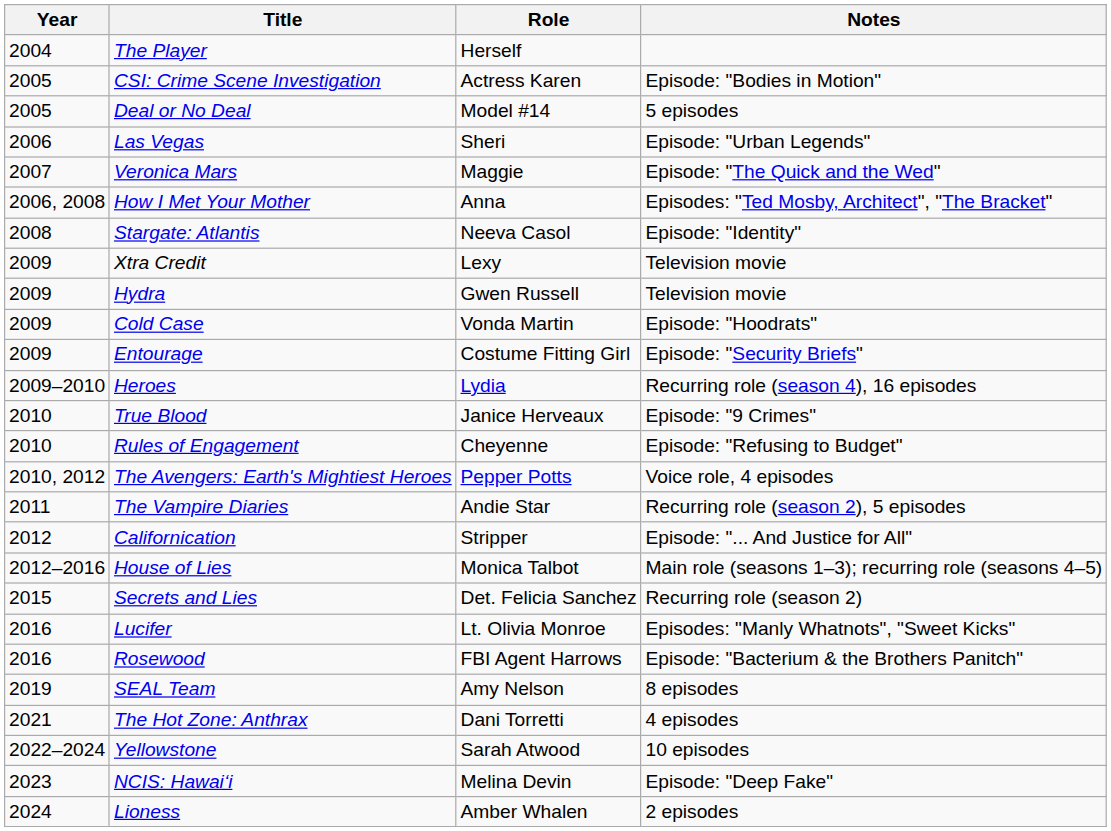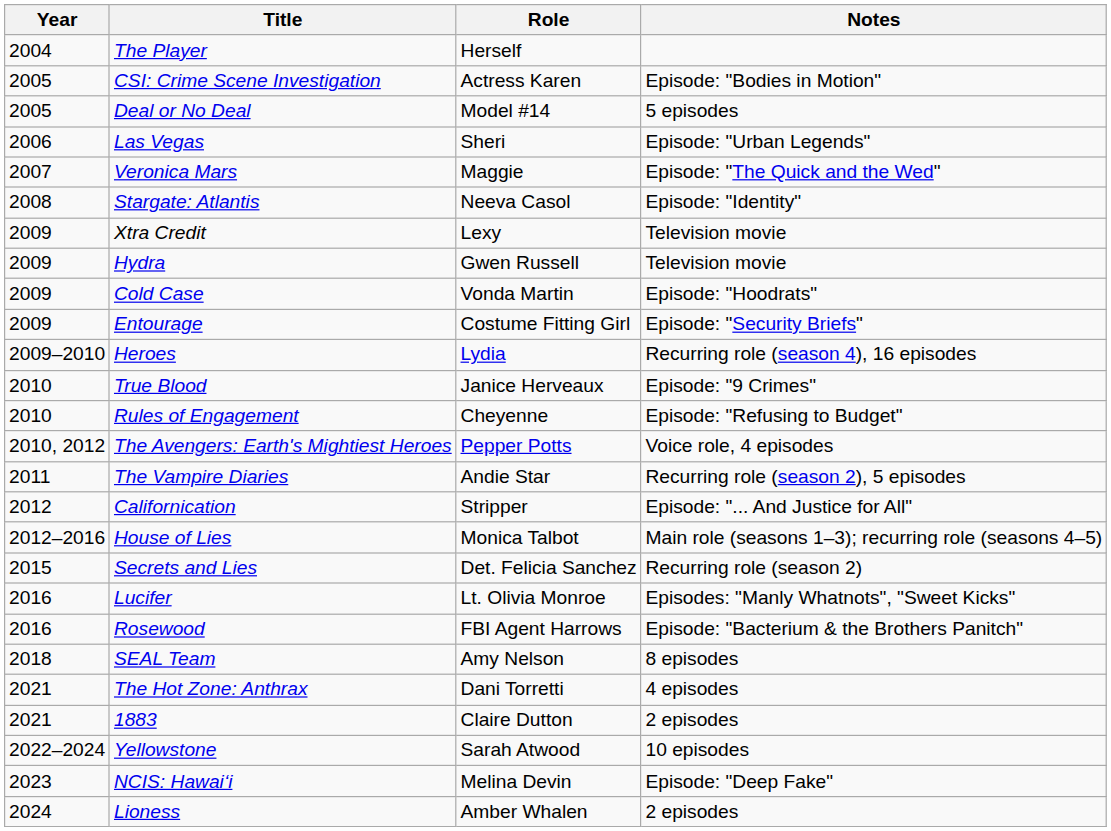- row: (212, 202)
(30, 689) 2019 -> (30, 659) 2018
+ row: (135, 720)
